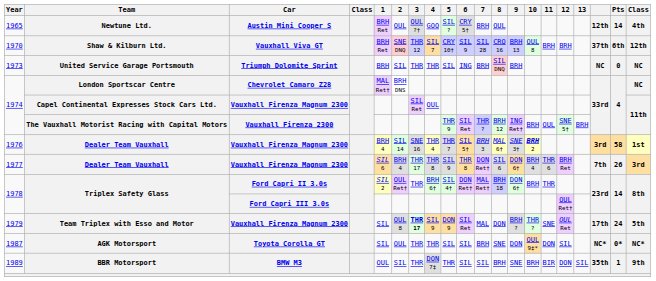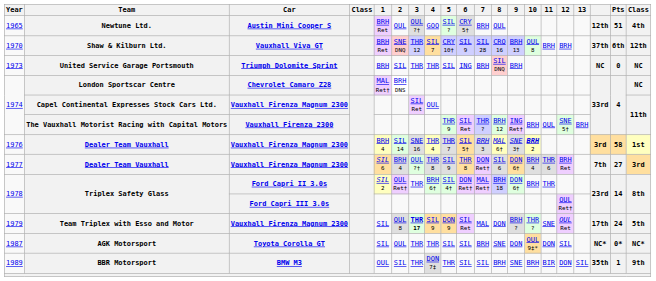(618, 26) 14 -> (618, 26) 51
(417, 164) THR 17 -> (417, 164) OUL ?†
(618, 164) 26 -> (618, 164) 27
